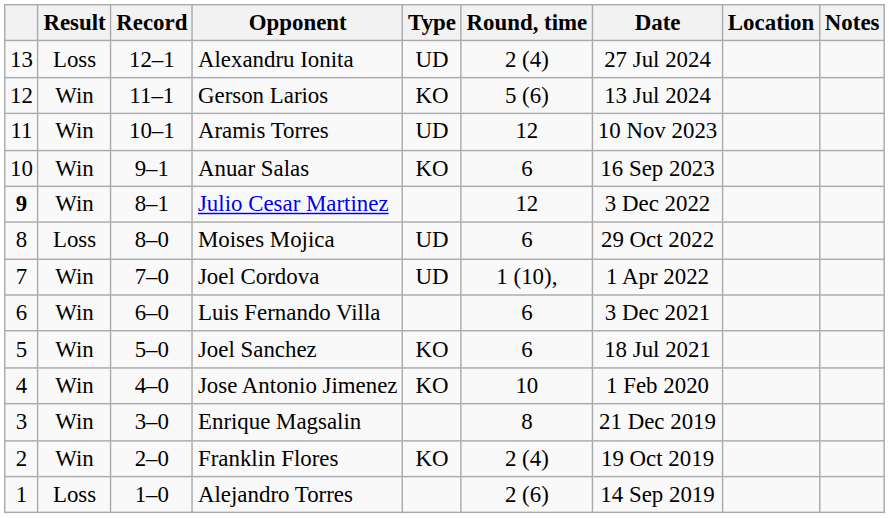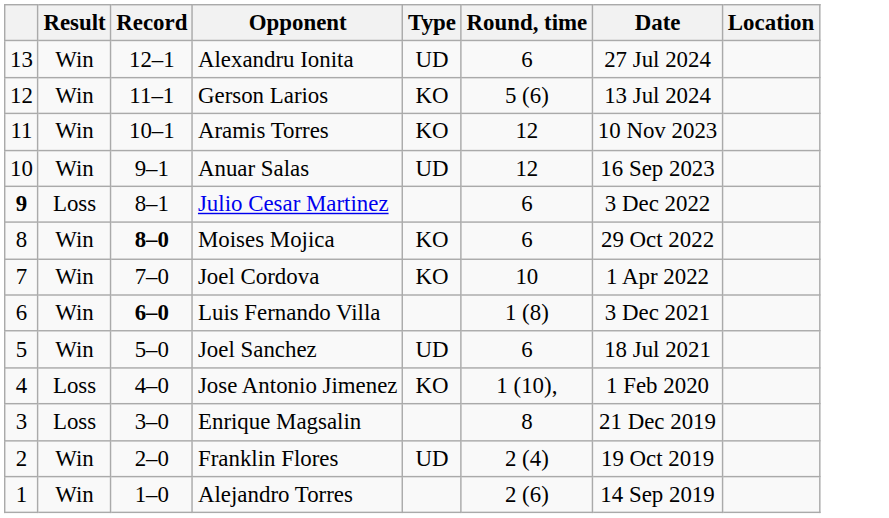- column: (852, 22)
(75, 58) Loss -> (75, 58) Win
(527, 58) 2 (4) -> (527, 58) 6
(432, 131) UD -> (432, 131) KO
(432, 167) KO -> (432, 167) UD
(527, 167) 6 -> (527, 167) 12
(75, 204) Win -> (75, 204) Loss
(527, 204) 12 -> (527, 204) 6
(75, 240) Loss -> (75, 240) Win
(152, 240) normal -> (152, 240) bold
(432, 240) UD -> (432, 240) KO
(432, 276) UD -> (432, 276) KO
(527, 276) 1 (10), -> (527, 276) 10
(152, 312) normal -> (152, 312) bold
(527, 312) 6 -> (527, 312) 1 (8)
(432, 349) KO -> (432, 349) UD
(75, 385) Win -> (75, 385) Loss
(527, 385) 10 -> (527, 385) 1 (10),
(75, 421) Win -> (75, 421) Loss
(432, 458) KO -> (432, 458) UD
(75, 494) Loss -> (75, 494) Win
